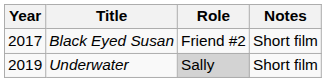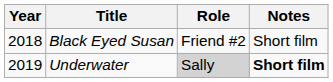(25, 41) 2017 -> (25, 41) 2018
(285, 65) normal -> (289, 65) bold
